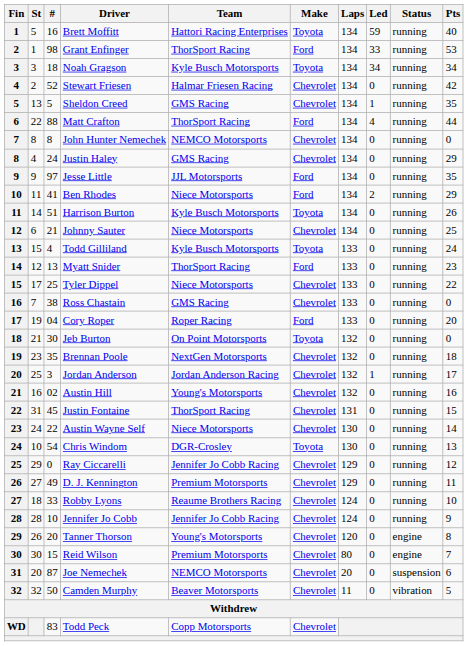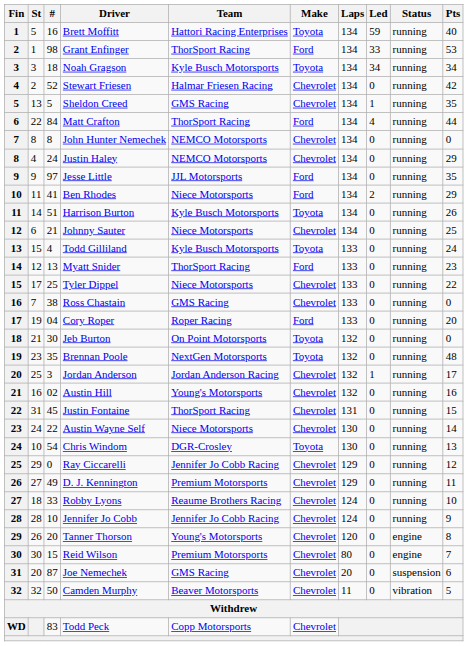(52, 121) 88 -> (52, 121) 84
(200, 158) GMS Racing -> (219, 158) NEMCO Motorsports
(314, 356) Chevrolet -> (308, 356) Toyota
(451, 356) 18 -> (451, 356) 48
(219, 573) NEMCO Motorsports -> (200, 573) GMS Racing
